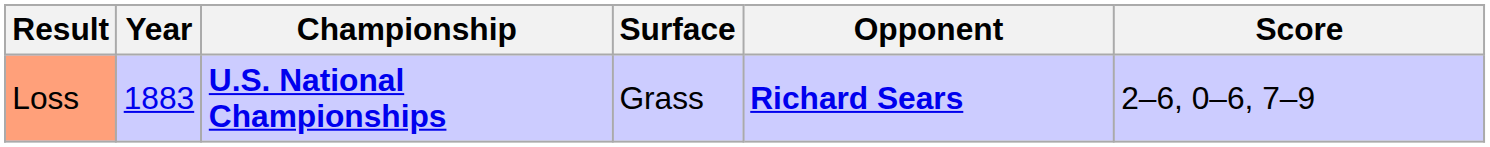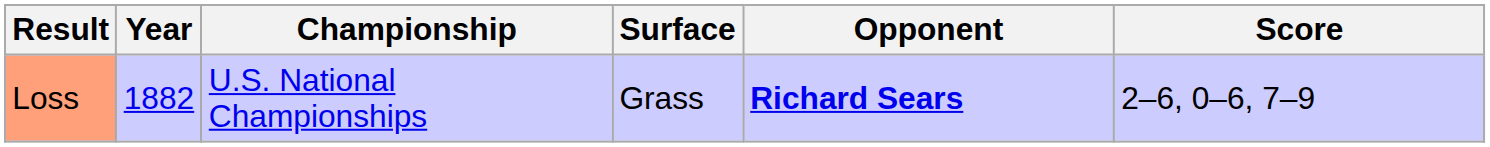(159, 97) 1883 -> (159, 97) 1882
(328, 97) bold -> (318, 97) normal
